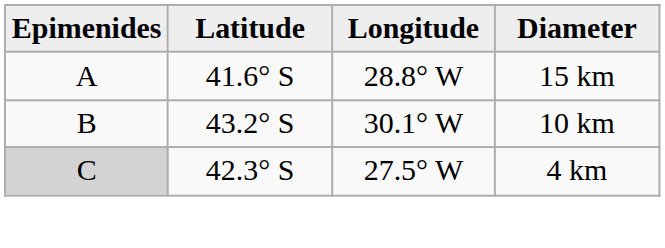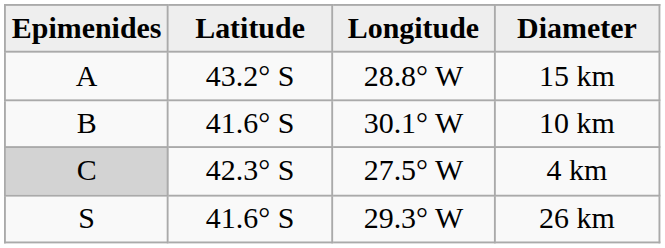(250, 75) 41.6° S -> (250, 75) 43.2° S
(250, 123) 43.2° S -> (250, 123) 41.6° S
+ row: (577, 218)
